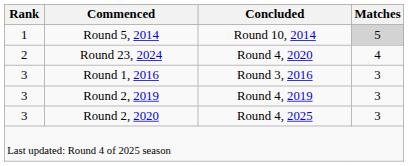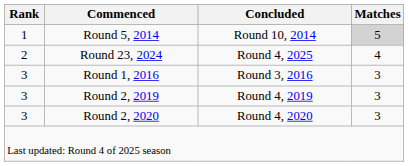(275, 55) Round 4, 2020 -> (275, 55) Round 4, 2025
(275, 116) Round 4, 2025 -> (275, 116) Round 4, 2020
